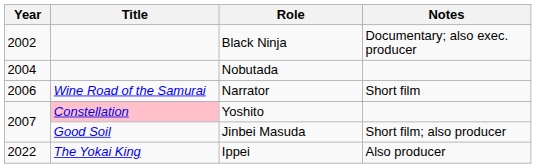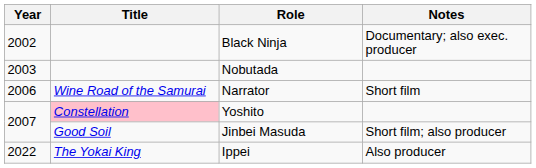(22, 70) 2004 -> (22, 70) 2003
